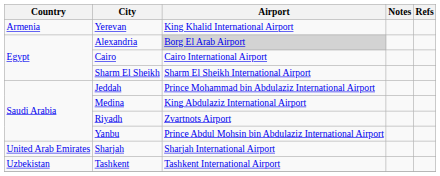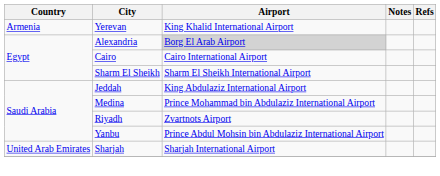(270, 88) Prince Mohammad bin Abdulaziz International Airport -> (235, 88) King Abdulaziz International Airport
(235, 103) King Abdulaziz International Airport -> (270, 103) Prince Mohammad bin Abdulaziz International Airport
- row: (112, 164)
